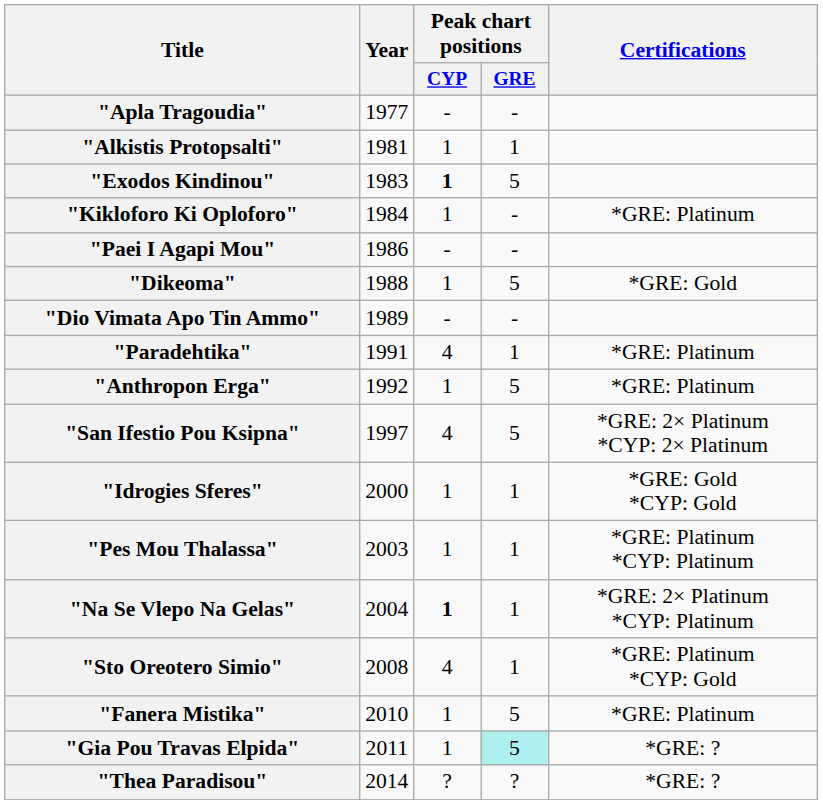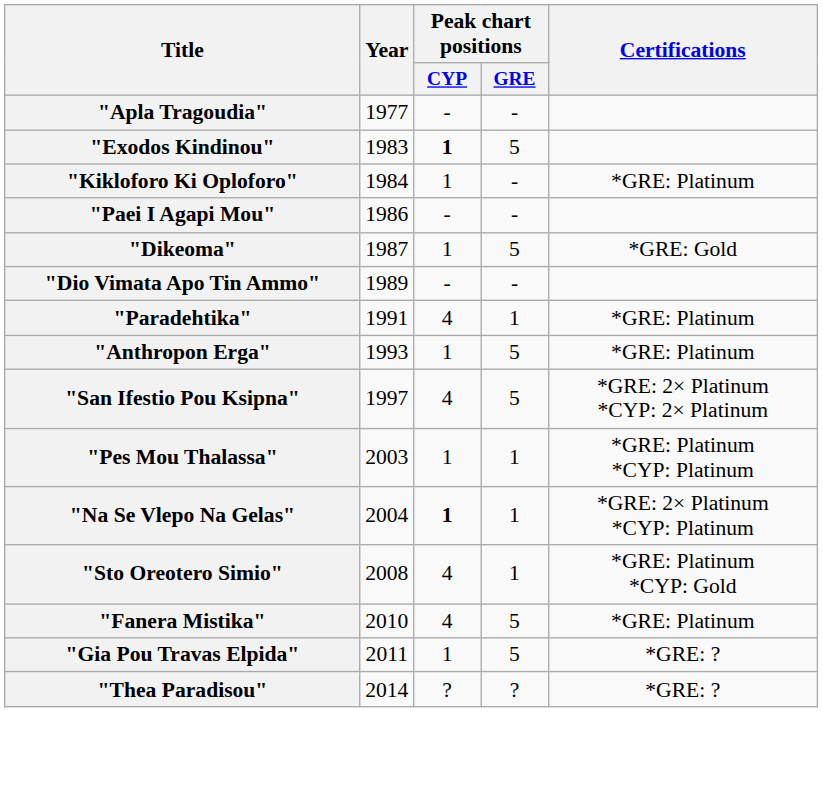- row: (182, 146)
(387, 283) 1988 -> (387, 249) 1987
(387, 386) 1992 -> (387, 352) 1993
- row: (182, 491)
(447, 713) 1 -> (447, 620) 4
(515, 747) paleturquoise background -> (515, 654) no background
